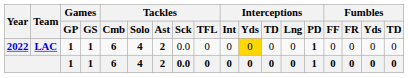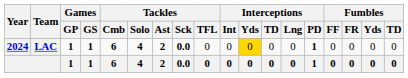(18, 47) 2022 -> (18, 47) 2024
(183, 47) normal -> (183, 47) bold
